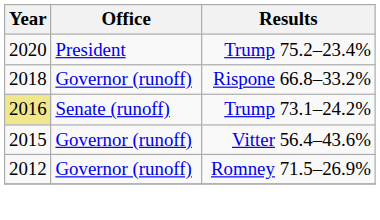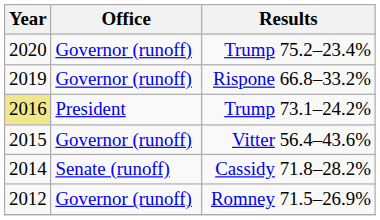(91, 49) President -> (124, 49) Governor (runoff)
(28, 79) 2018 -> (28, 79) 2019
(113, 109) Senate (runoff) -> (91, 109) President
+ row: (293, 169)
